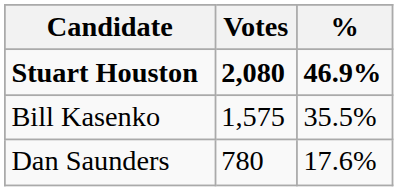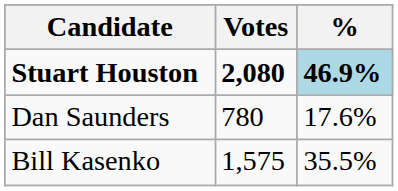(342, 71) no background -> (342, 71) lightblue background
rows swapped: (86, 116) <-> (90, 161)
